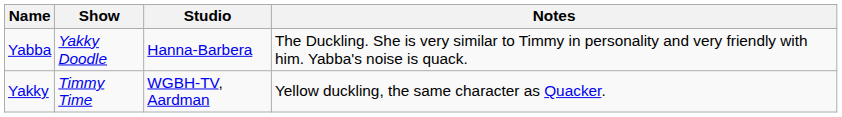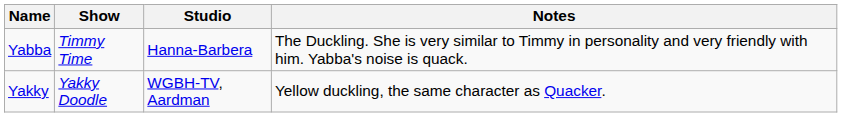(83, 49) Yakky Doodle -> (81, 49) Timmy Time
(81, 91) Timmy Time -> (83, 91) Yakky Doodle
